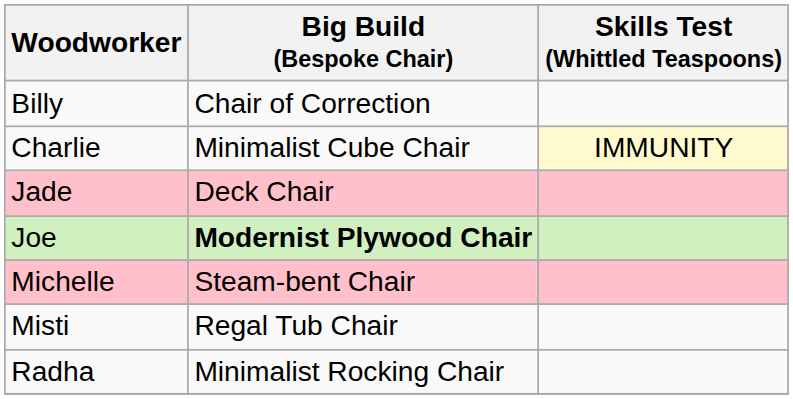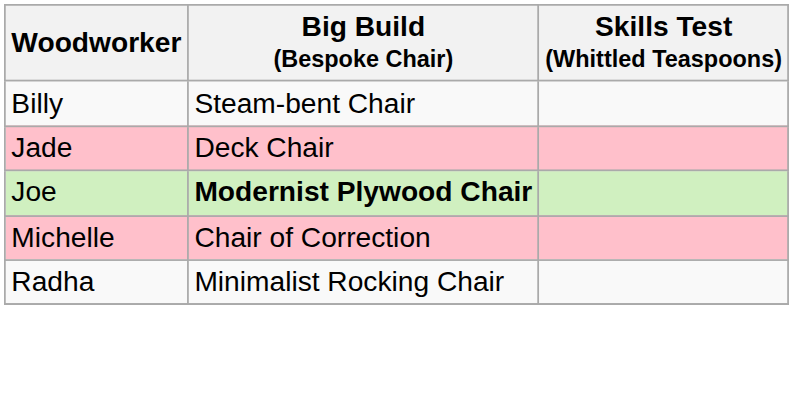(313, 103) Chair of Correction -> (305, 103) Steam-bent Chair
- row: (56, 147)
(305, 281) Steam-bent Chair -> (313, 237) Chair of Correction
- row: (40, 326)
